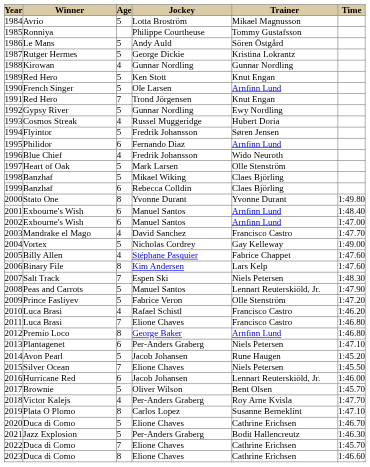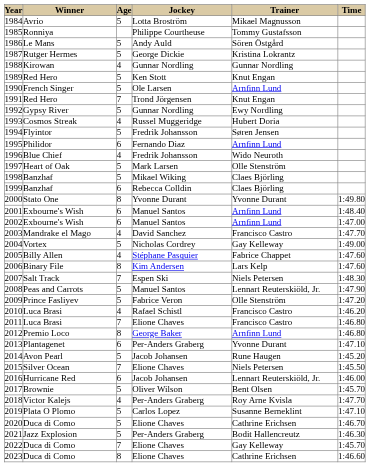(258, 344) Niels Petersen -> (259, 344) Yvonne Durant
(119, 411) 8 -> (119, 411) 5
(264, 445) Cathrine Erichsen -> (258, 445) Gay Kelleway
